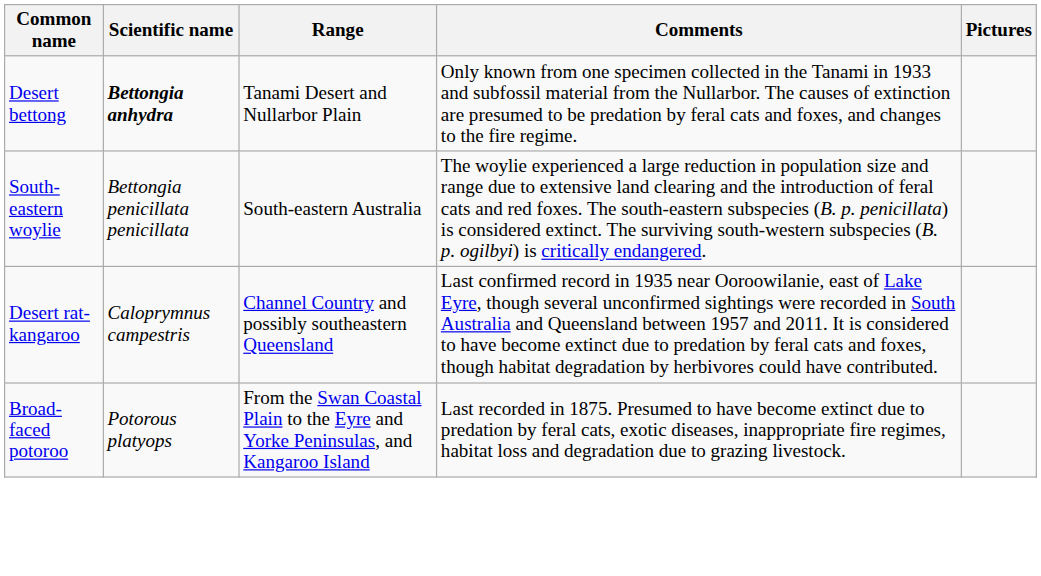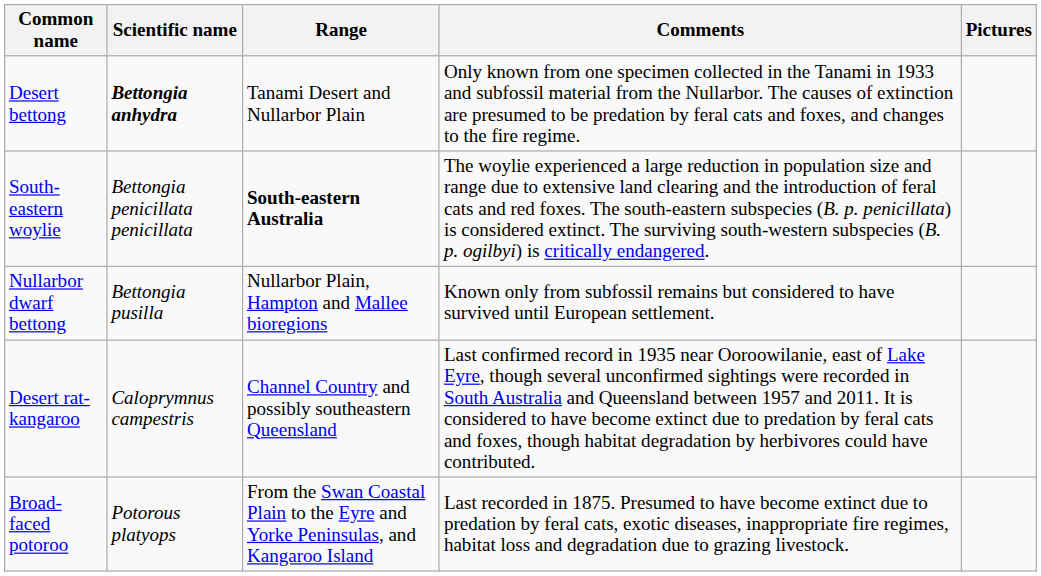(332, 208) normal -> (304, 208) bold
+ row: (46, 302)
